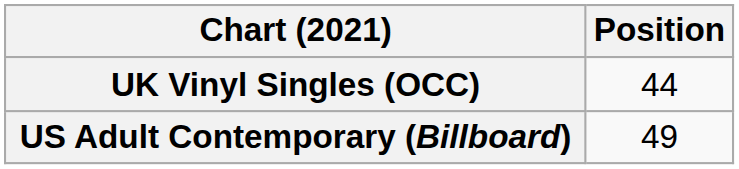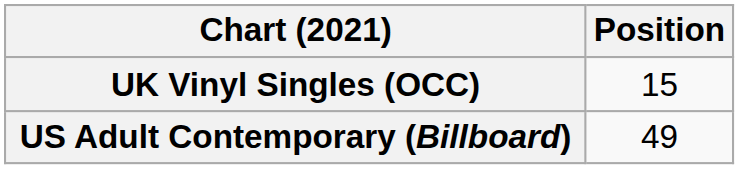(659, 83) 44 -> (659, 83) 15
